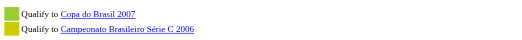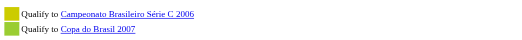rows swapped: (78, 14) <-> (108, 29)
